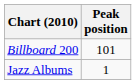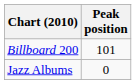(106, 69) 1 -> (106, 69) 0
